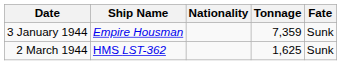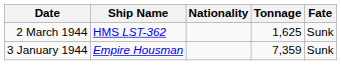rows swapped: (47, 32) <-> (52, 50)
